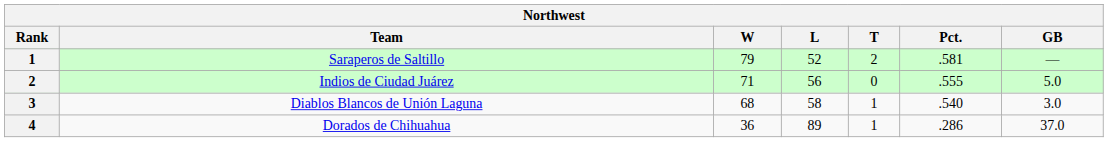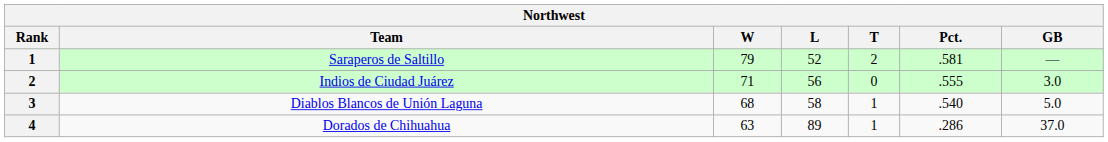(1052, 81) 5.0 -> (1052, 81) 3.0
(1052, 103) 3.0 -> (1052, 103) 5.0
(747, 125) 36 -> (747, 125) 63
